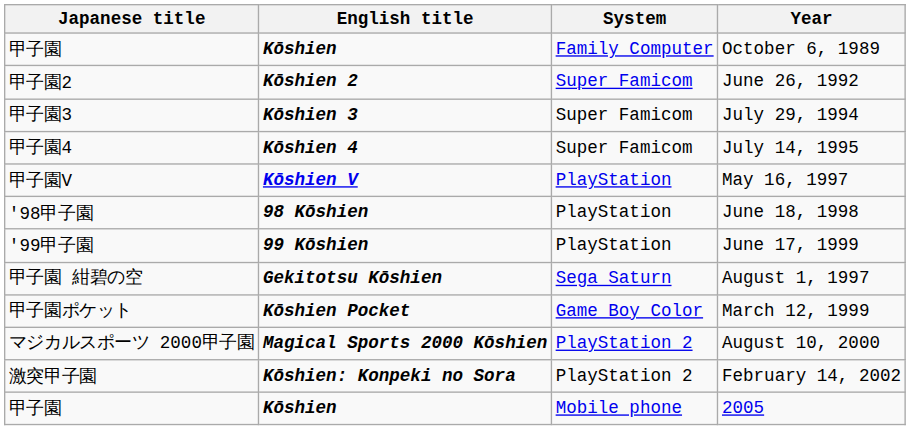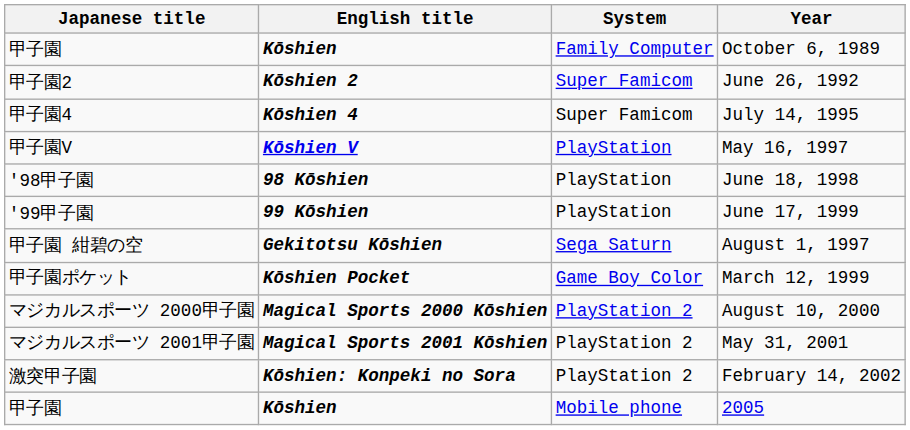- row: (790, 115)
+ row: (785, 343)
